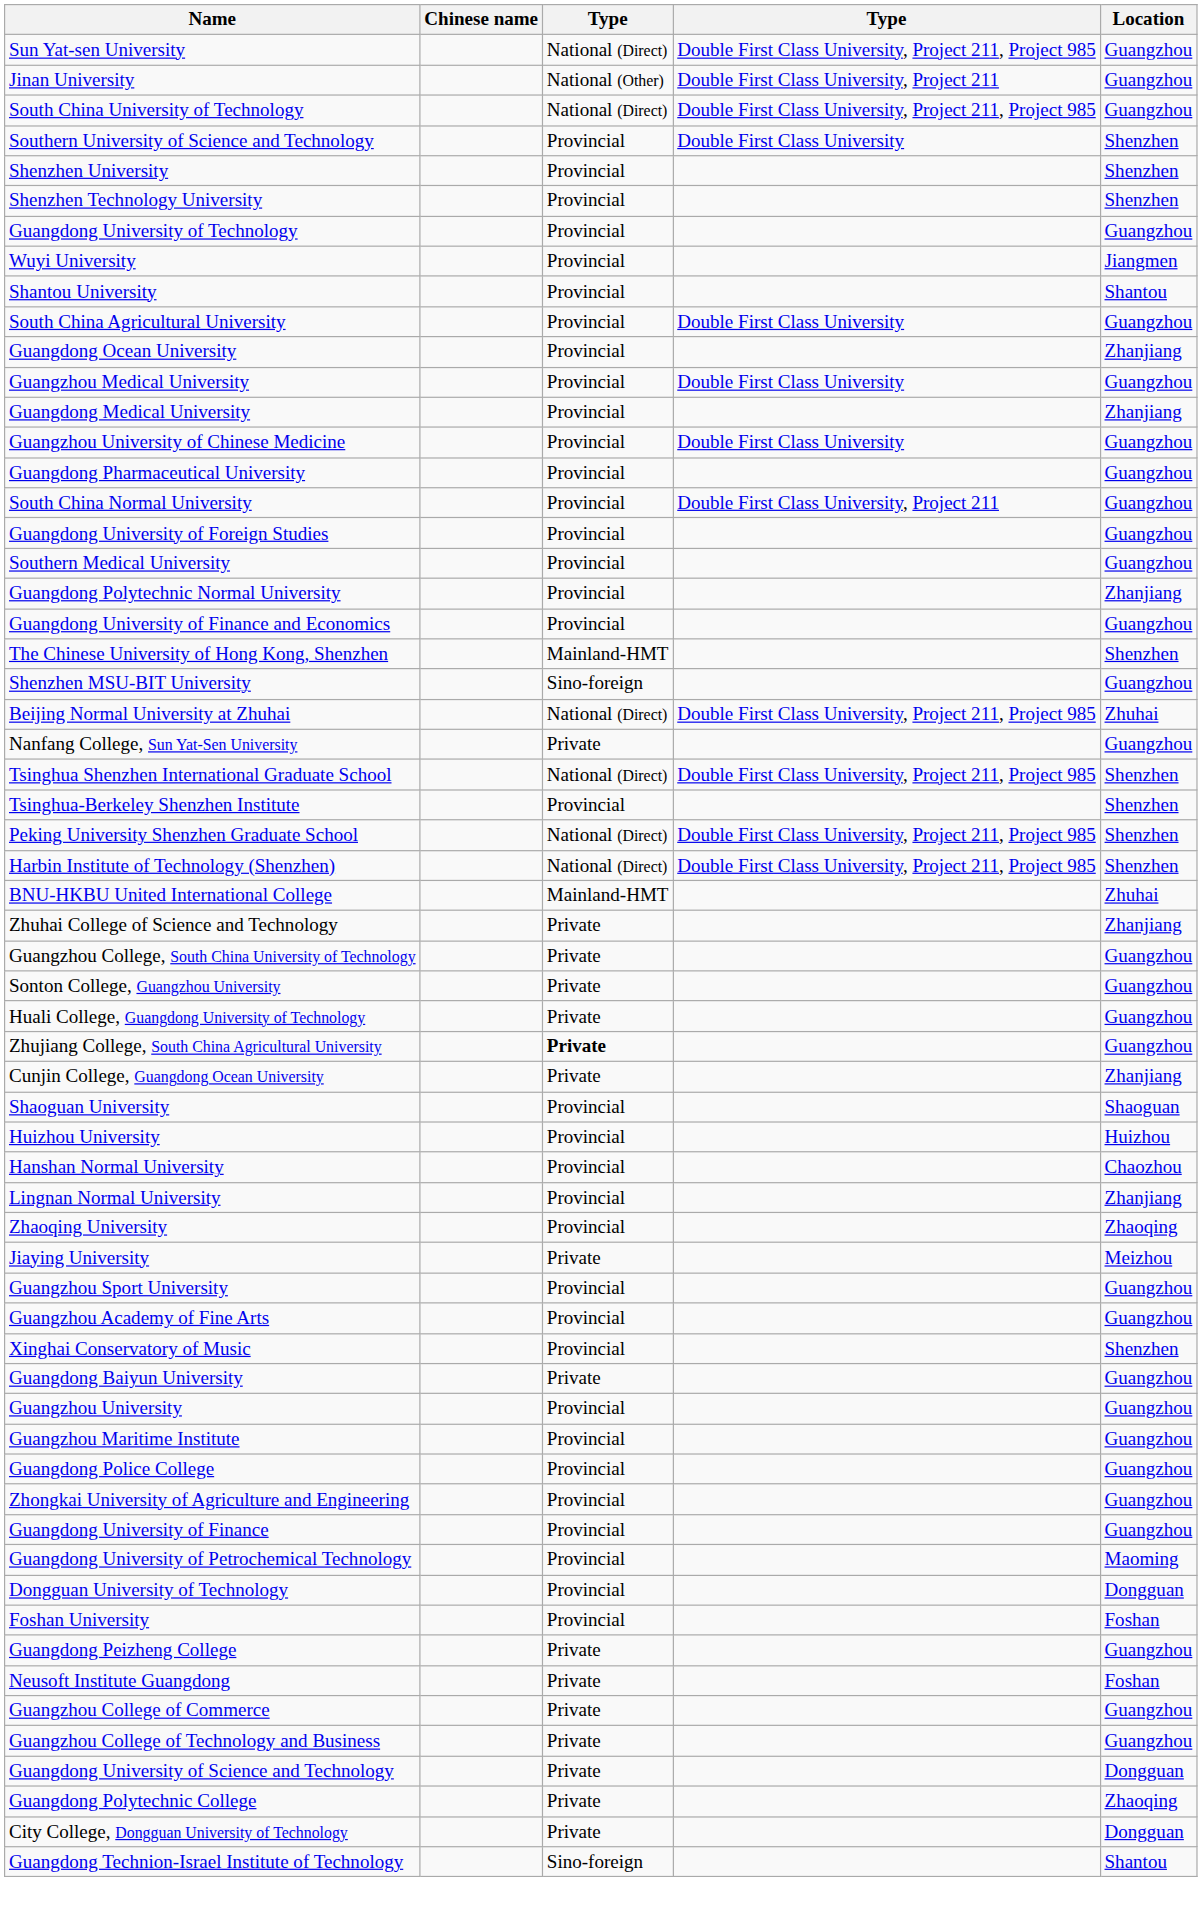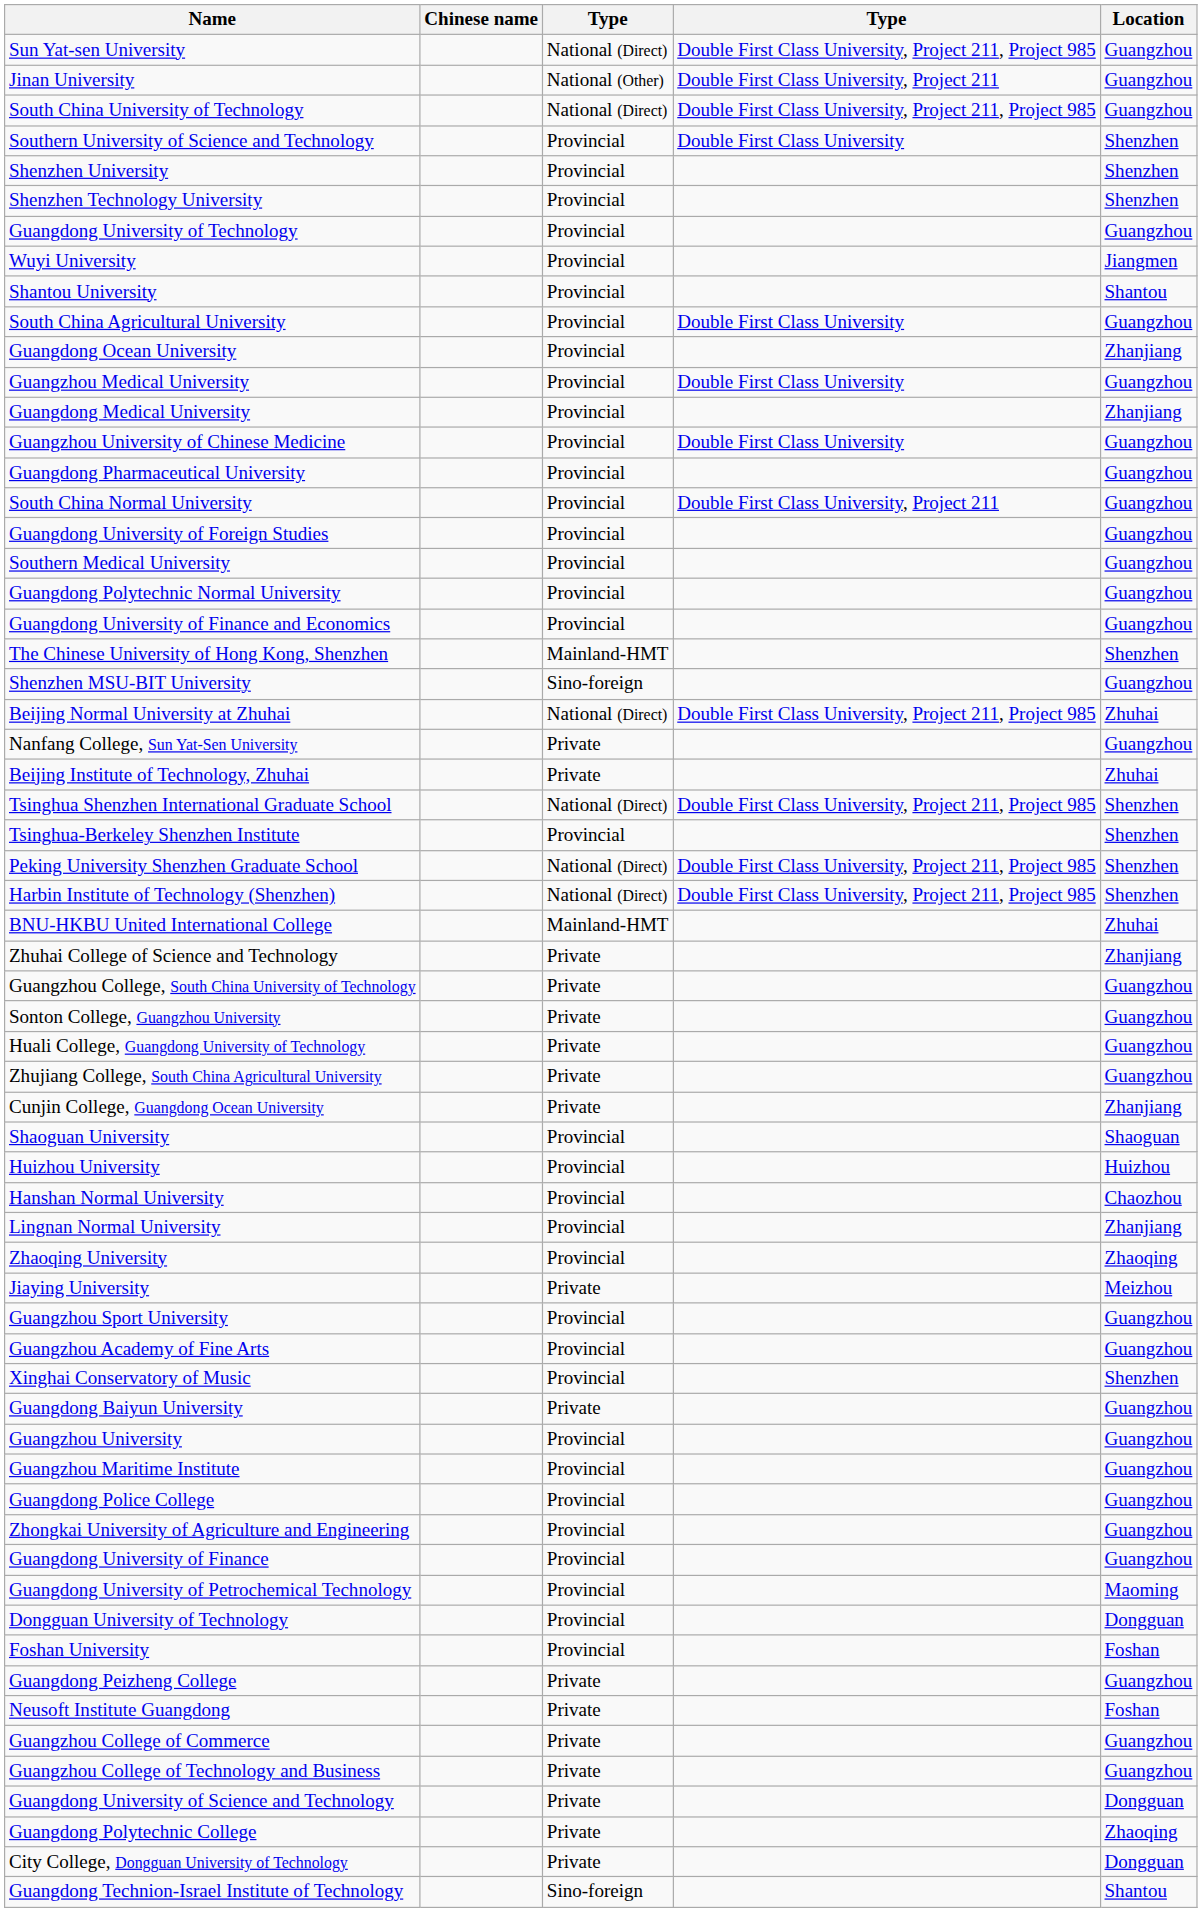(1143, 593) Zhanjiang -> (1148, 593) Guangzhou
+ row: (159, 774)
(576, 1046) bold -> (574, 1076) normal
